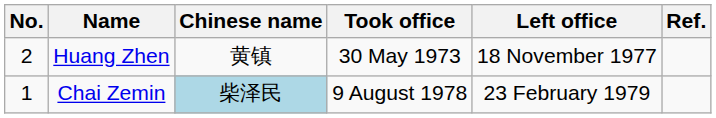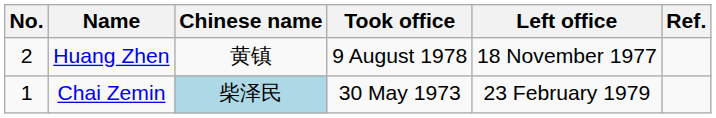(400, 56) 30 May 1973 -> (400, 56) 9 August 1978
(400, 94) 9 August 1978 -> (400, 94) 30 May 1973
